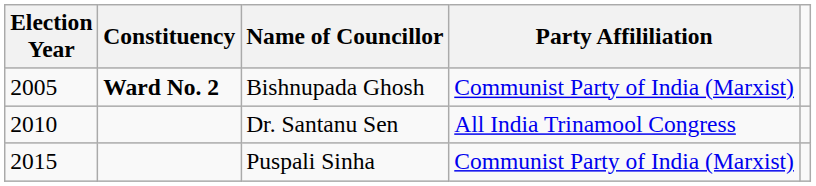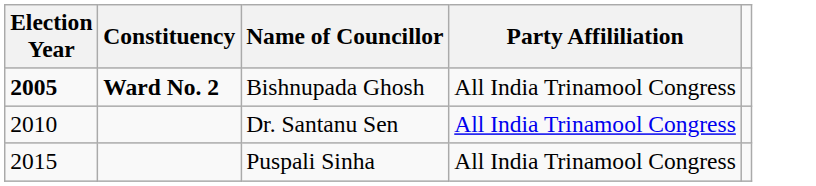(34, 86) normal -> (34, 86) bold
(624, 86) Communist Party of India (Marxist) -> (595, 86) All India Trinamool Congress
(624, 161) Communist Party of India (Marxist) -> (595, 161) All India Trinamool Congress
